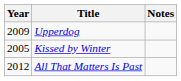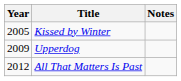rows swapped: (72, 48) <-> (57, 31)
